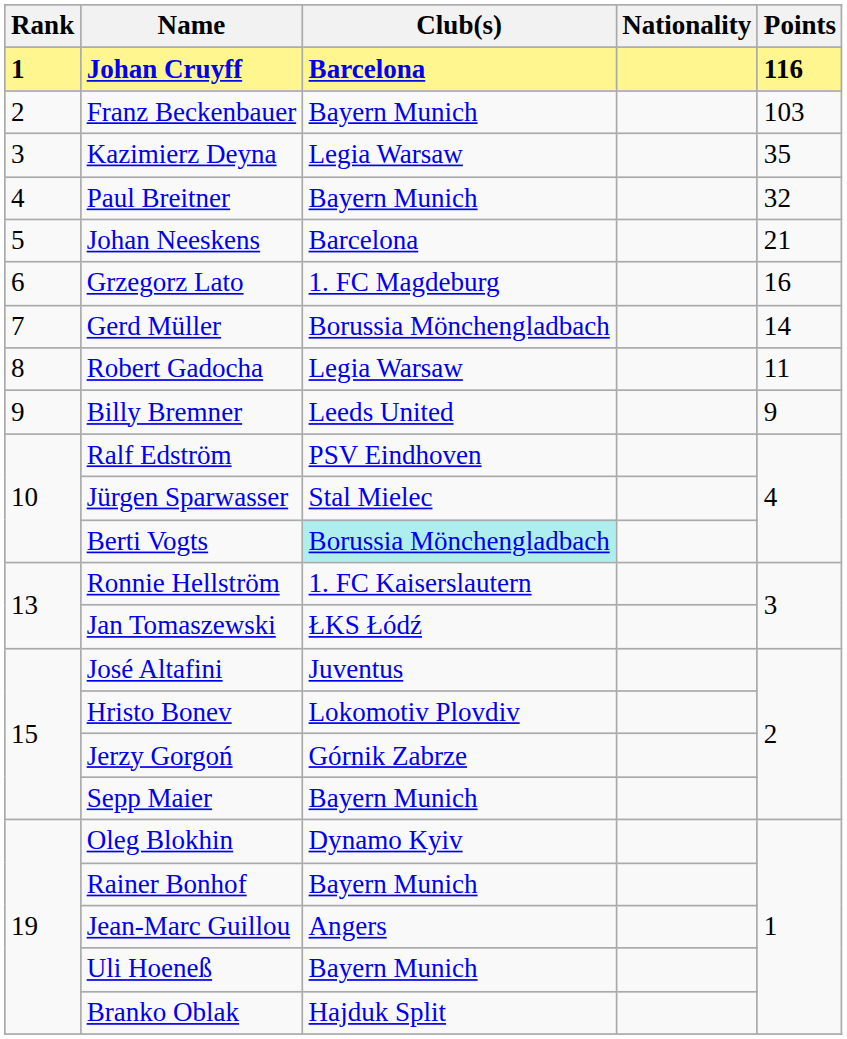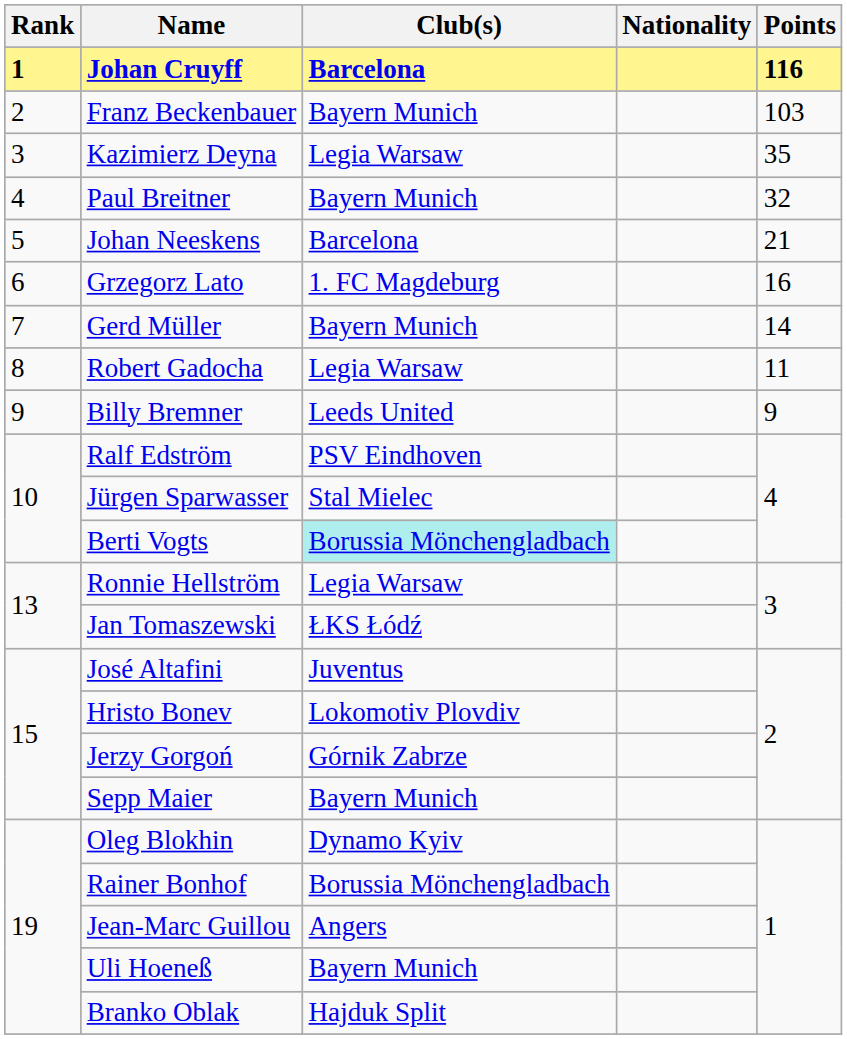(459, 326) Borussia Mönchengladbach -> (393, 326) Bayern Munich
(420, 583) 1. FC Kaiserslautern -> (386, 583) Legia Warsaw
(393, 883) Bayern Munich -> (459, 883) Borussia Mönchengladbach
